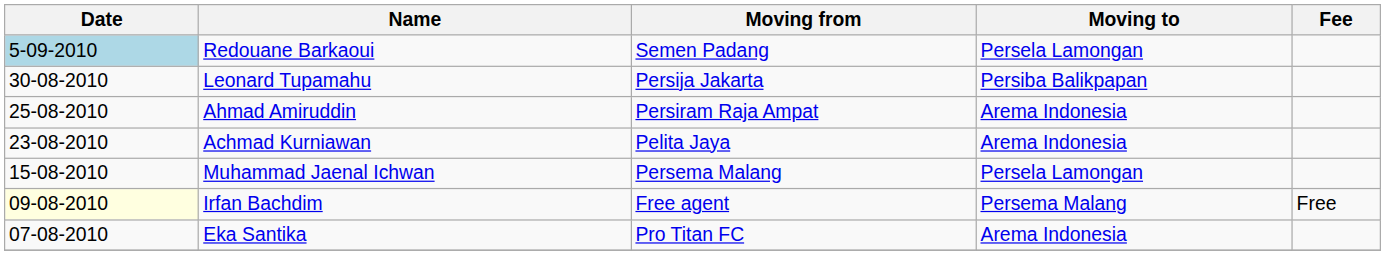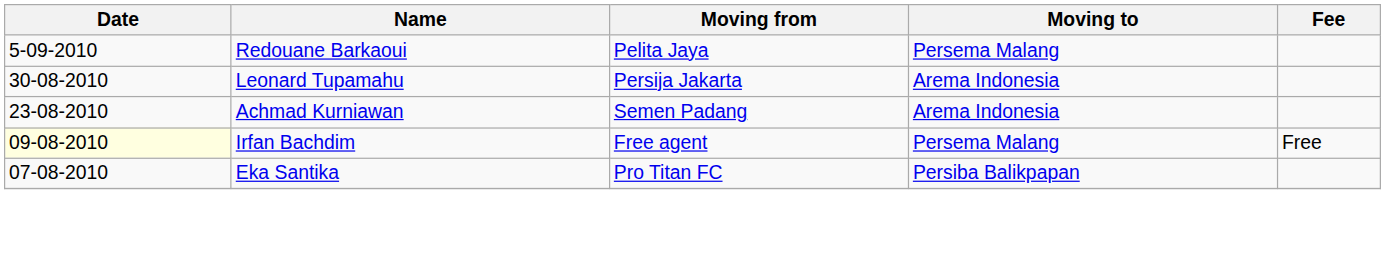(53, 50) lightblue background -> (53, 50) no background
(702, 50) Semen Padang -> (661, 50) Pelita Jaya
(1062, 50) Persela Lamongan -> (986, 50) Persema Malang
(1064, 81) Persiba Balikpapan -> (986, 81) Arema Indonesia
- row: (280, 111)
(683, 142) Pelita Jaya -> (681, 111) Semen Padang
- row: (319, 173)
(1054, 234) Arema Indonesia -> (996, 173) Persiba Balikpapan
